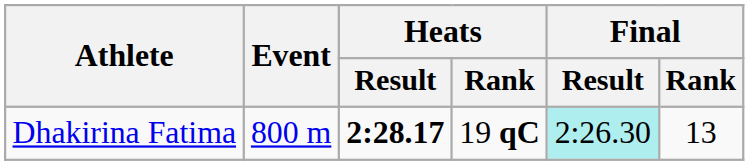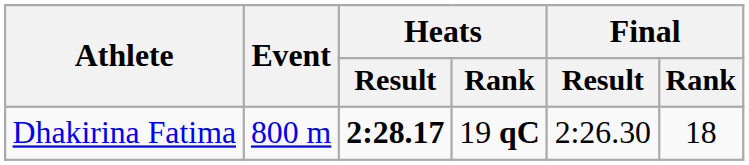(603, 133) paleturquoise background -> (603, 133) no background
(701, 133) 13 -> (701, 133) 18
